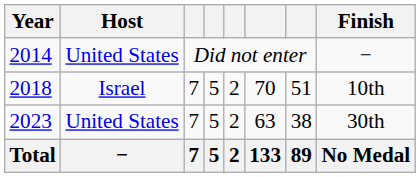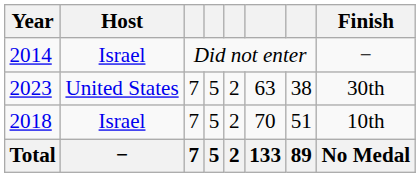(122, 54) United States -> (122, 54) Israel
rows swapped: (31, 88) <-> (31, 121)
